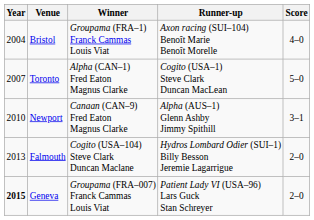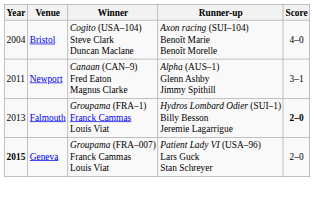(108, 39) Groupama (FRA–1) Franck Cammas Louis Viat -> (106, 39) Cogito (USA–104) Steve Clark Duncan Maclane
- row: (45, 78)
(16, 118) 2010 -> (16, 78) 2011
(106, 157) Cogito (USA–104) Steve Clark Duncan Maclane -> (108, 118) Groupama (FRA–1) Franck Cammas Louis Viat
(297, 157) normal -> (297, 118) bold
